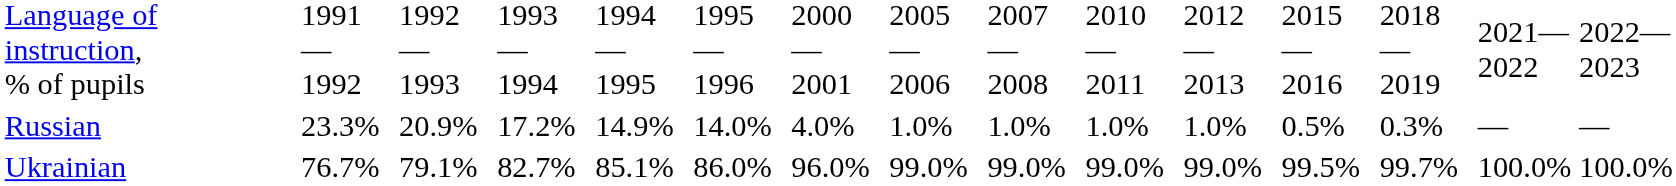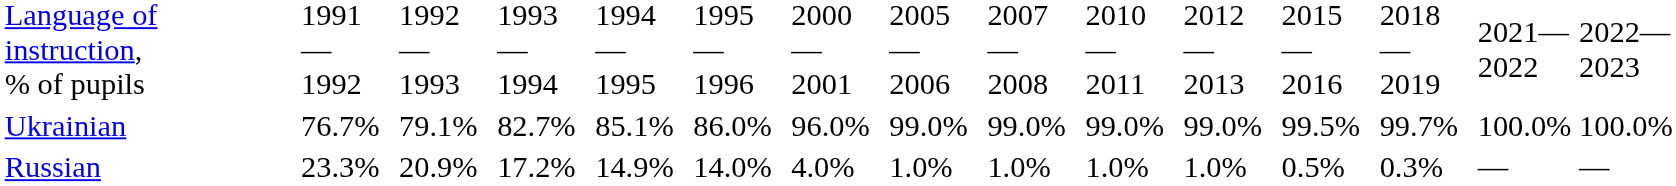rows swapped: (65, 167) <-> (53, 125)
